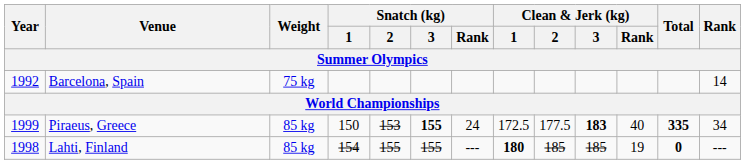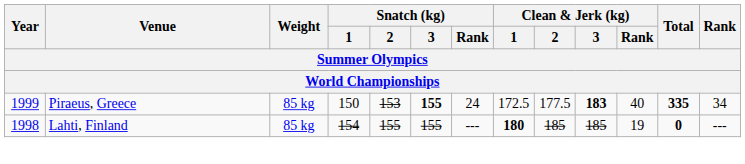- row: (96, 81)
